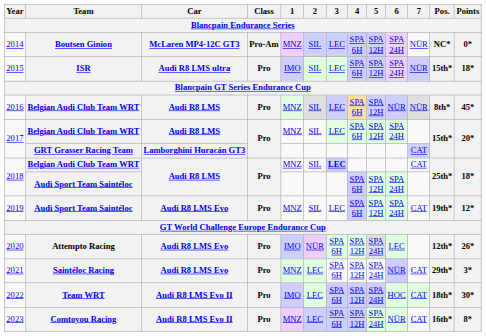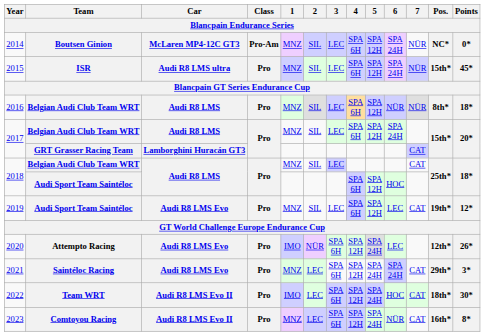(292, 68) IMO -> (292, 68) MNZ
(468, 68) 18* -> (466, 68) 45*
(468, 107) 45* -> (466, 107) 18*
(337, 164) bold -> (336, 164) normal
(397, 183) SPA 24H -> (395, 183) HOC
(397, 207) SPA 24H -> (395, 207) LEC
(397, 270) NÜR -> (395, 270) SPA 24H
